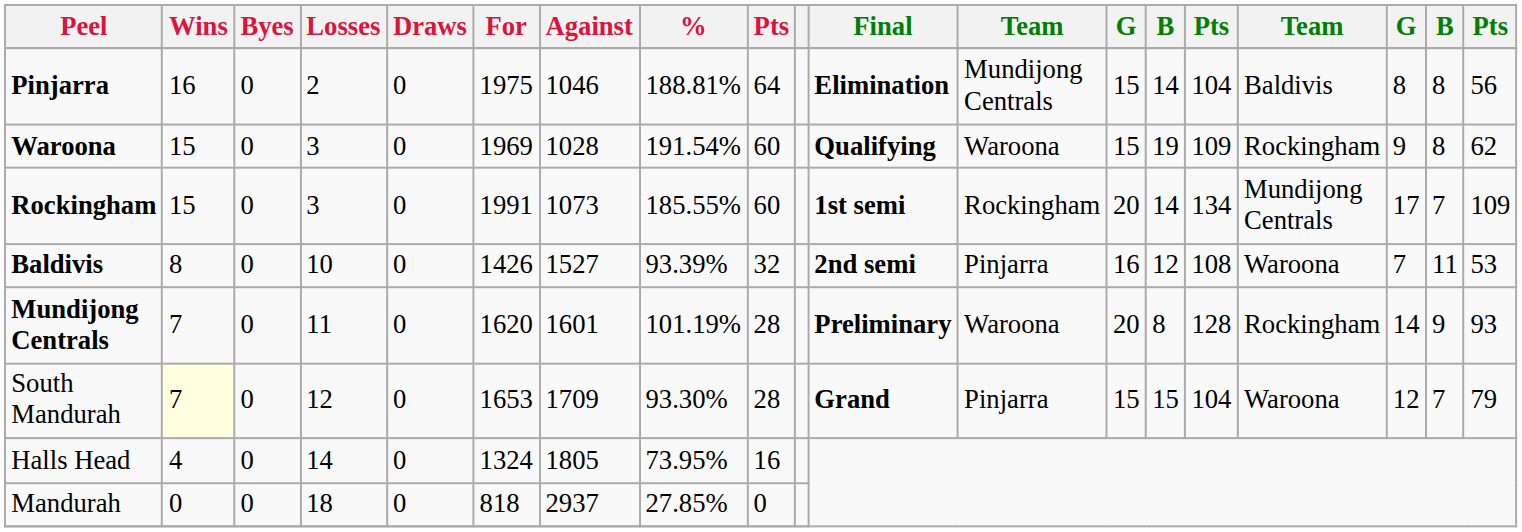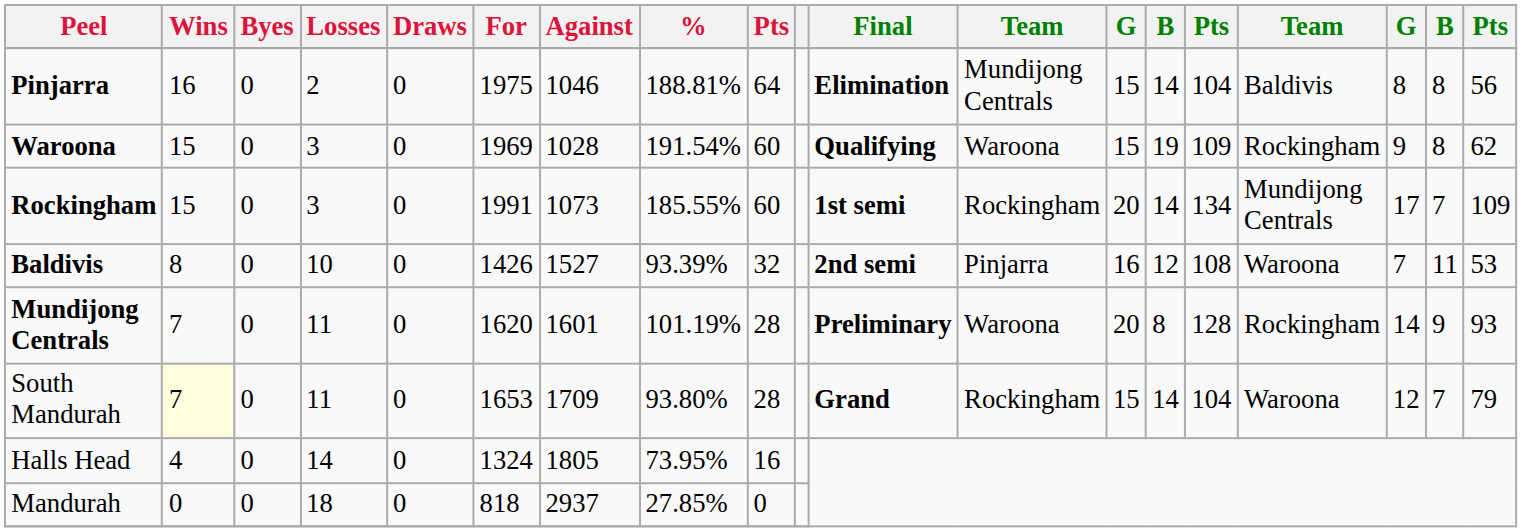(320, 399) 12 -> (319, 399) 11
(687, 399) 93.30% -> (687, 399) 93.80%
(1006, 399) Pinjarra -> (1032, 399) Rockingham
(1166, 399) 15 -> (1166, 399) 14
